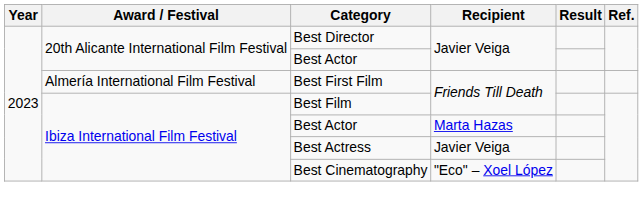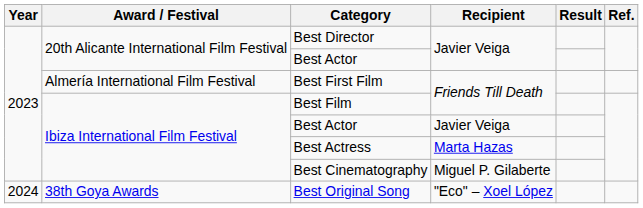(473, 125) Marta Hazas -> (472, 125) Javier Veiga
(472, 147) Javier Veiga -> (473, 147) Marta Hazas
(493, 170) "Eco" – Xoel López -> (492, 170) Miguel P. Gilaberte
+ row: (102, 192)
